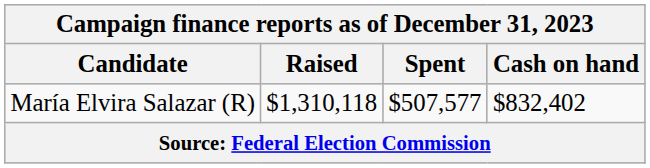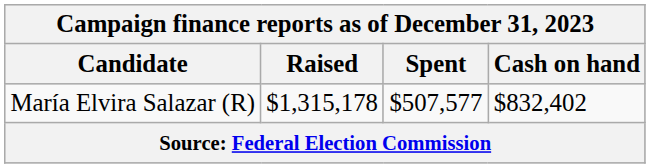(322, 102) $1,310,118 -> (322, 102) $1,315,178
